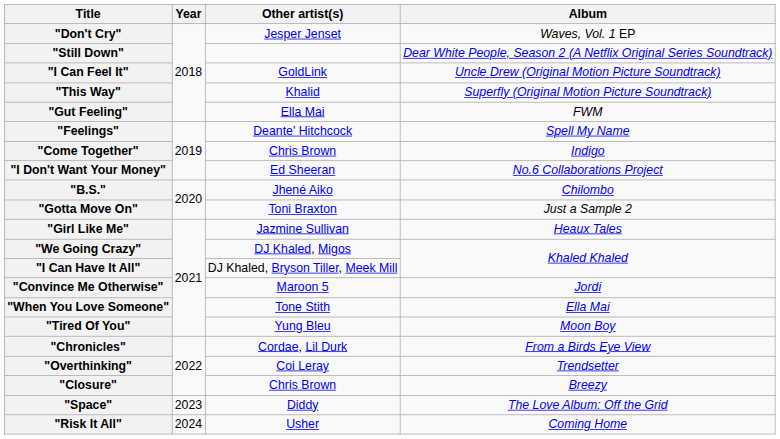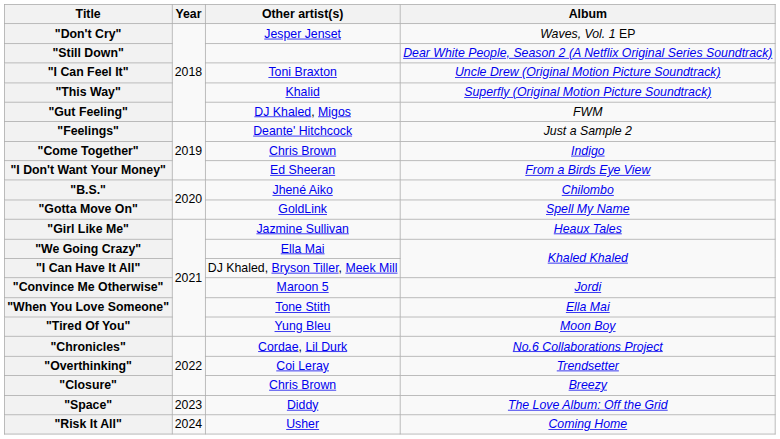(303, 72) GoldLink -> (303, 72) Toni Braxton
(303, 111) Ella Mai -> (303, 111) DJ Khaled, Migos
(588, 131) Spell My Name -> (588, 131) Just a Sample 2
(588, 170) No.6 Collaborations Project -> (588, 170) From a Birds Eye View
(303, 209) Toni Braxton -> (303, 209) GoldLink
(588, 209) Just a Sample 2 -> (588, 209) Spell My Name
(303, 248) DJ Khaled, Migos -> (303, 248) Ella Mai
(588, 346) From a Birds Eye View -> (588, 346) No.6 Collaborations Project
